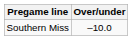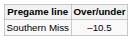(99, 27) –10.0 -> (99, 27) –10.5
